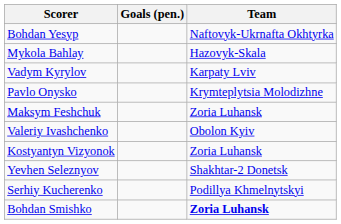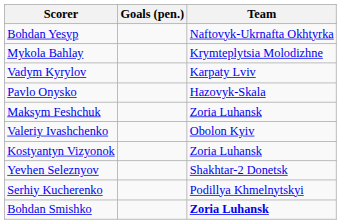(228, 53) Hazovyk-Skala -> (256, 53) Krymteplytsia Molodizhne
(256, 92) Krymteplytsia Molodizhne -> (228, 92) Hazovyk-Skala
